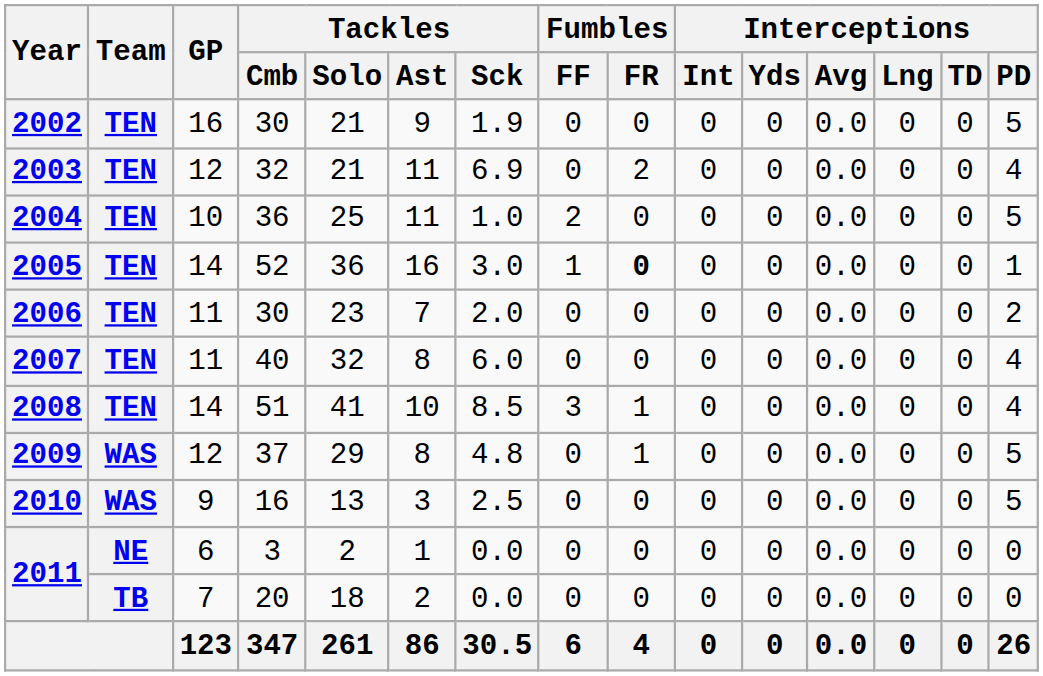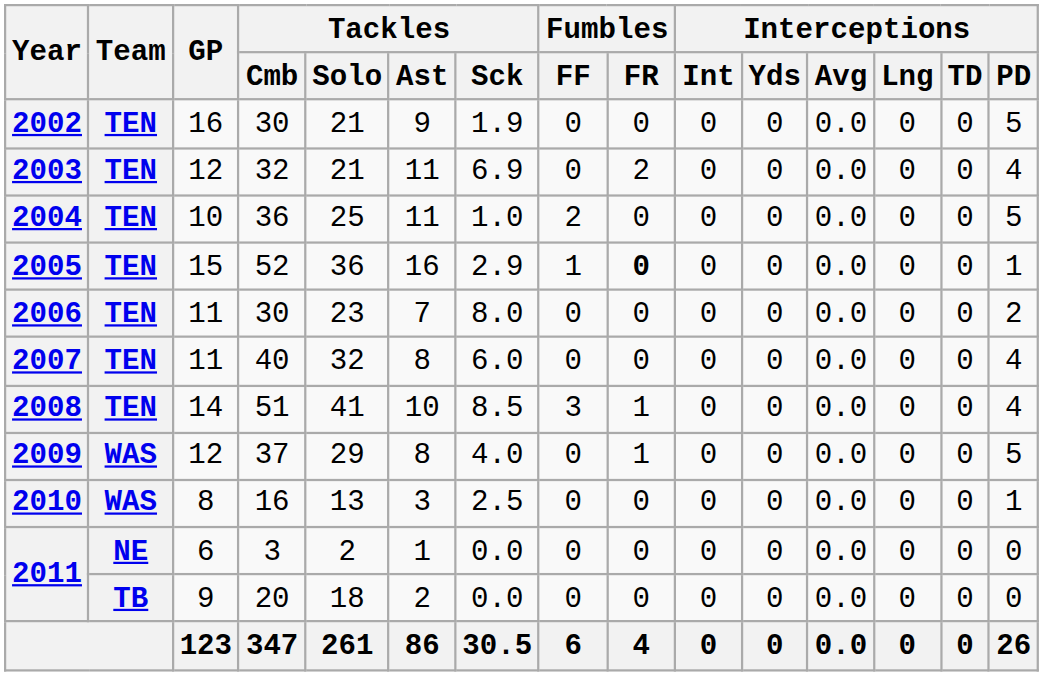(206, 266) 14 -> (206, 266) 15
(497, 266) 3.0 -> (497, 266) 2.9
(497, 314) 2.0 -> (497, 314) 8.0
(497, 456) 4.8 -> (497, 456) 4.0
(206, 503) 9 -> (206, 503) 8
(1014, 503) 5 -> (1014, 503) 1
(206, 598) 7 -> (206, 598) 9
